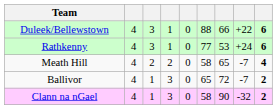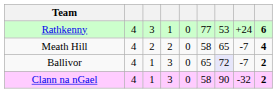- row: (65, 29)
(224, 79) no background -> (224, 63) lavender background
